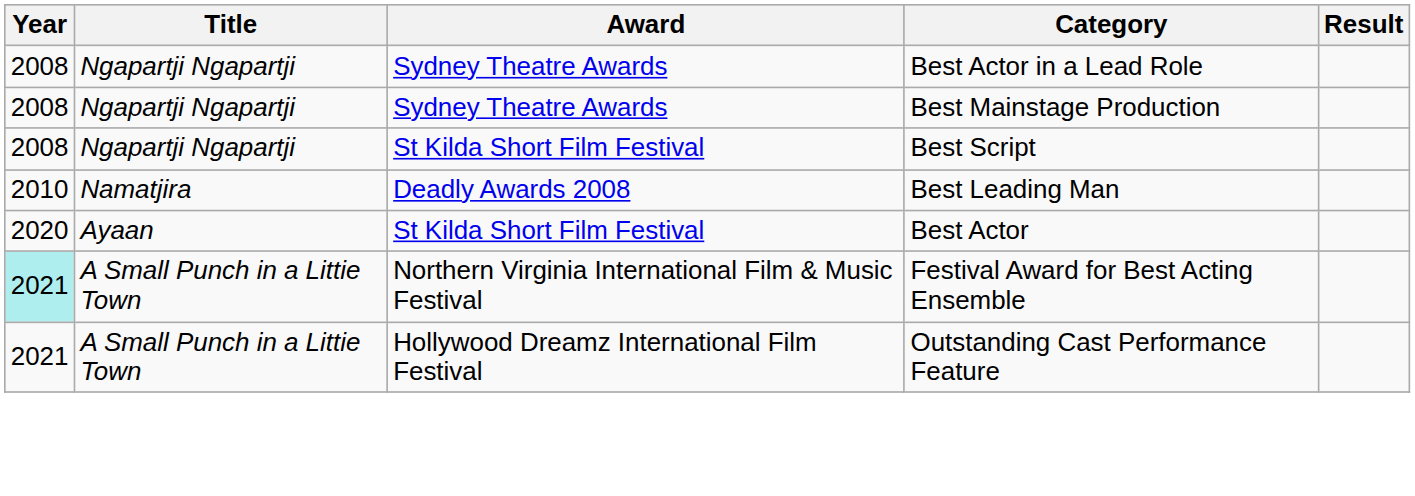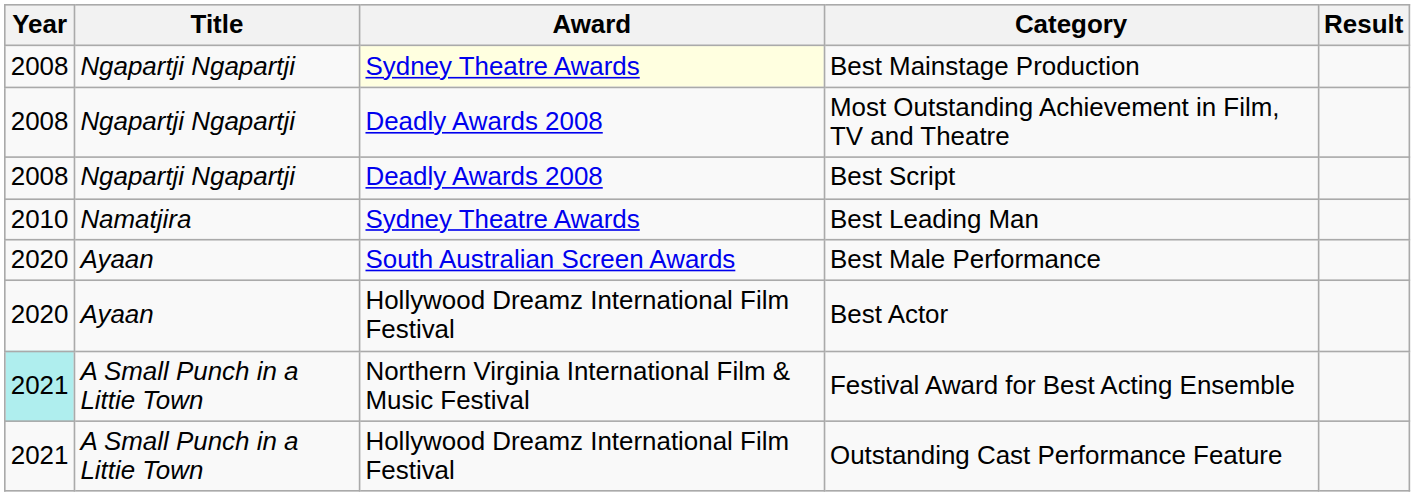- row: (1057, 66)
(530, 107) no background -> (503, 66) lightyellow background
+ row: (1055, 121)
(549, 148) St Kilda Short Film Festival -> (484, 177) Deadly Awards 2008
(512, 189) Deadly Awards 2008 -> (503, 218) Sydney Theatre Awards
+ row: (965, 259)
(549, 230) St Kilda Short Film Festival -> (577, 315) Hollywood Dreamz International Film Festival
